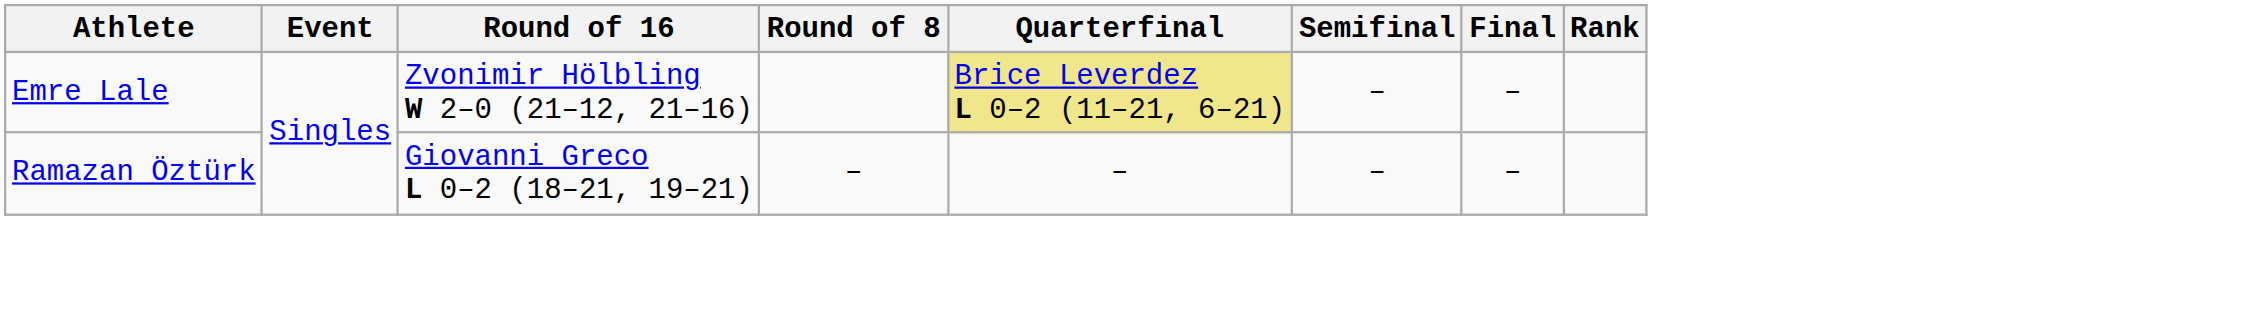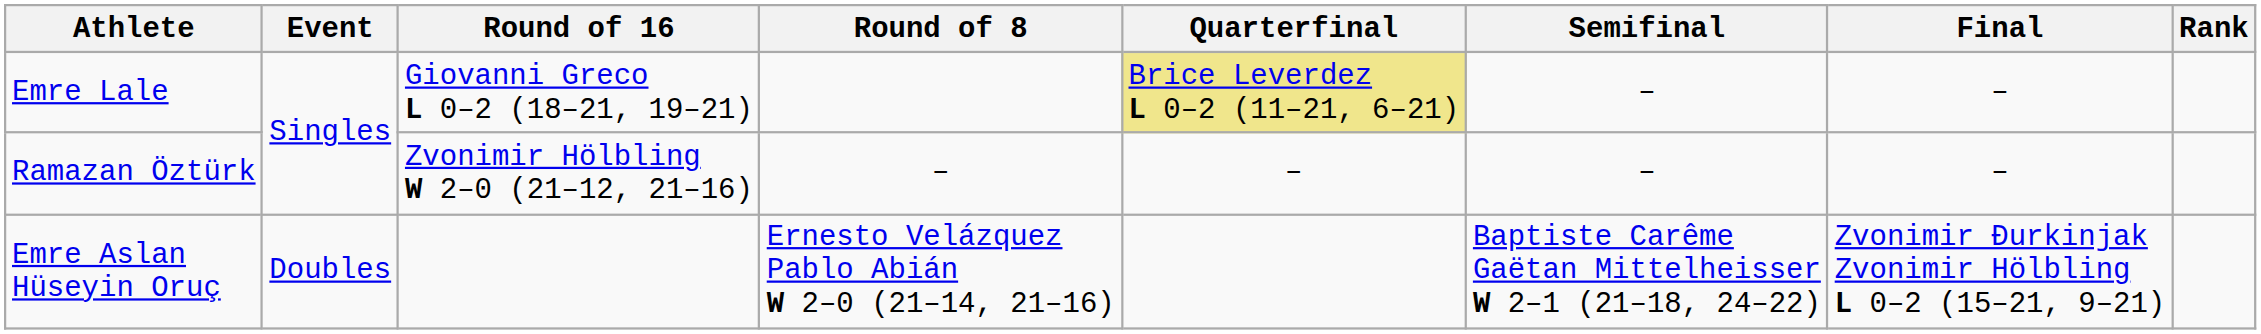(579, 93) Zvonimir Hölbling W 2–0 (21–12, 21–16) -> (579, 93) Giovanni Greco L 0–2 (18–21, 19–21)
(579, 173) Giovanni Greco L 0–2 (18–21, 19–21) -> (579, 173) Zvonimir Hölbling W 2–0 (21–12, 21–16)
+ row: (116, 271)
